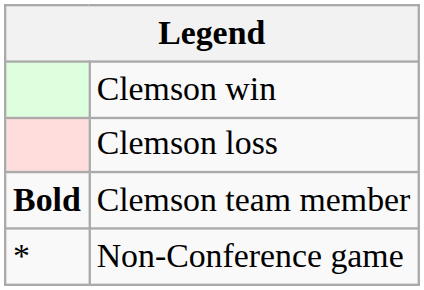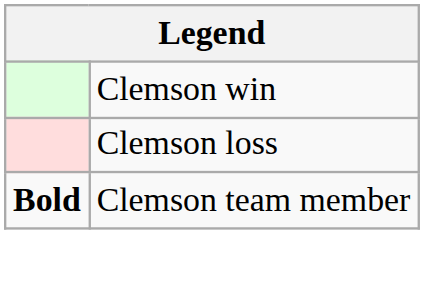- row: (250, 256)
